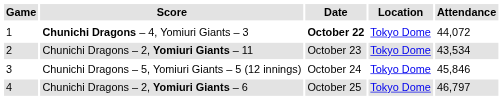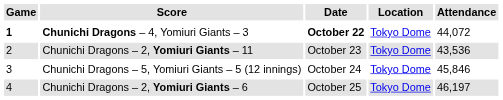(9, 32) normal -> (9, 32) bold
(454, 51) 43,534 -> (454, 51) 43,536
(454, 87) 46,797 -> (454, 87) 46,197
